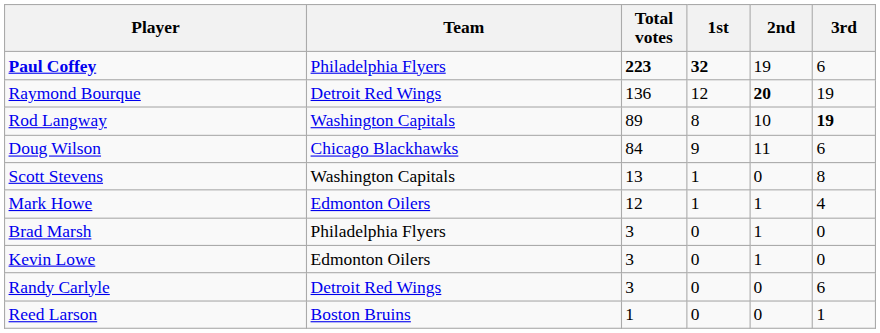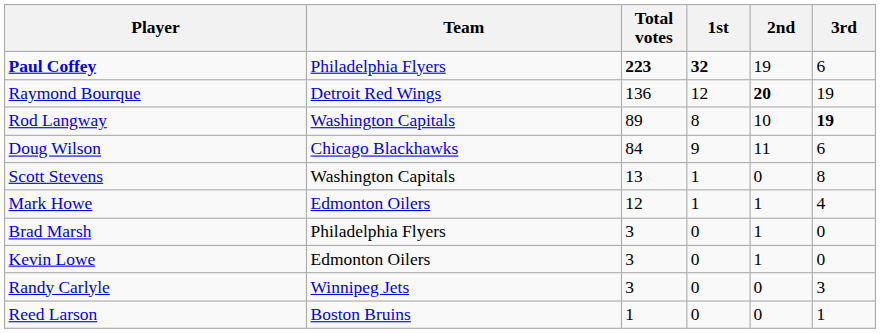(376, 286) Detroit Red Wings -> (360, 286) Winnipeg Jets
(821, 286) 6 -> (821, 286) 3
